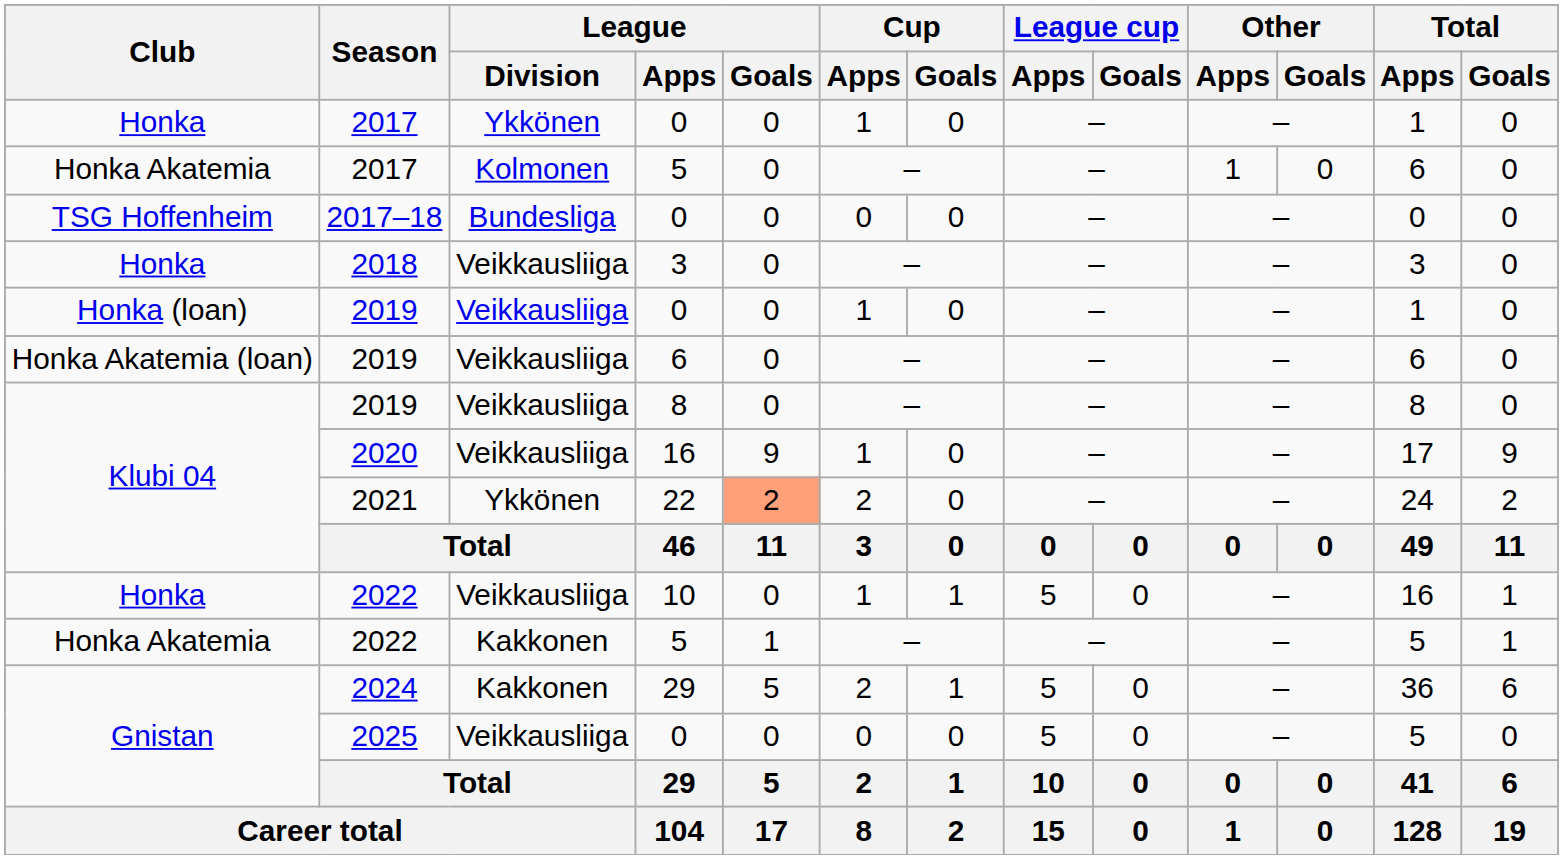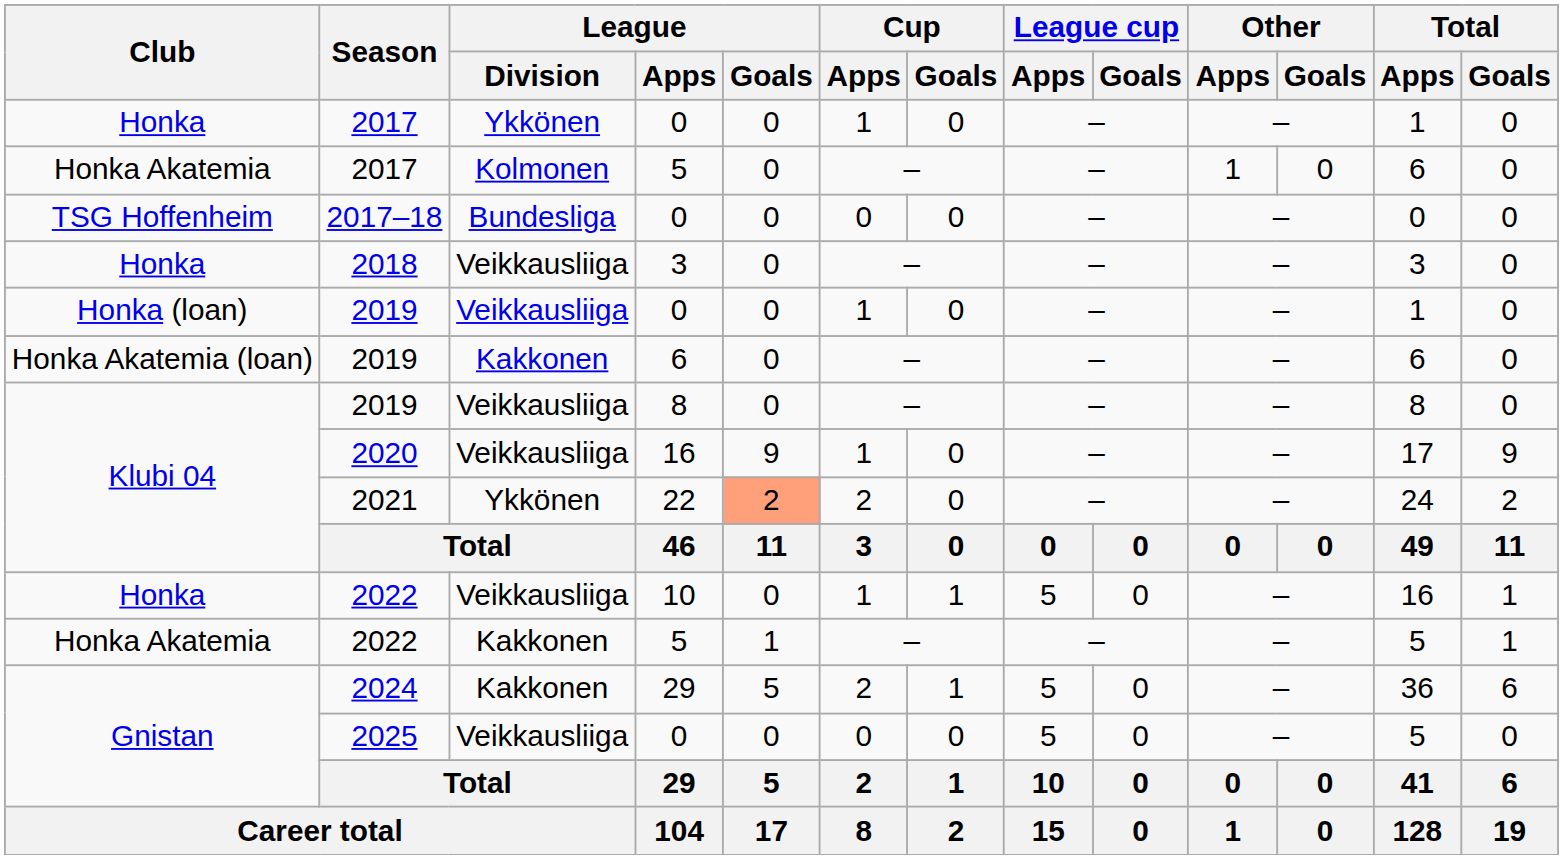(542, 358) Veikkausliiga -> (542, 358) Kakkonen
